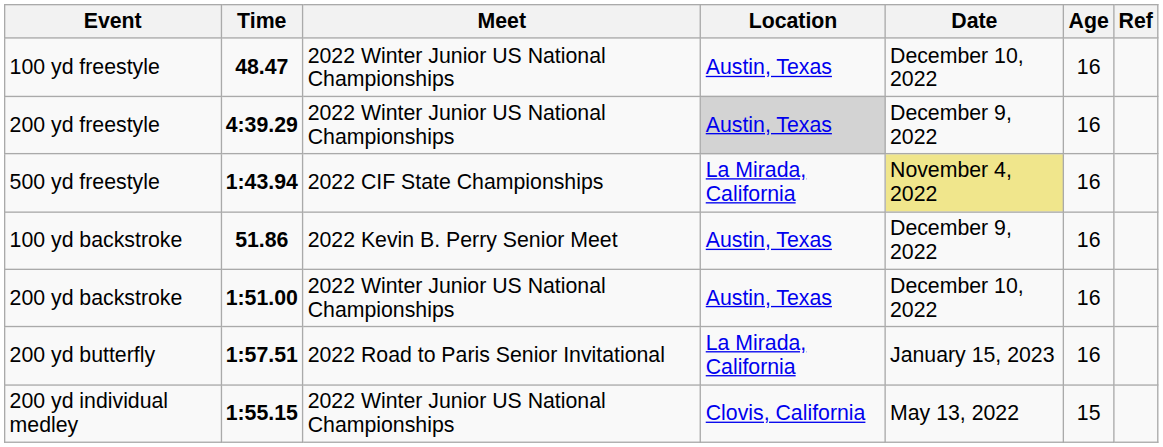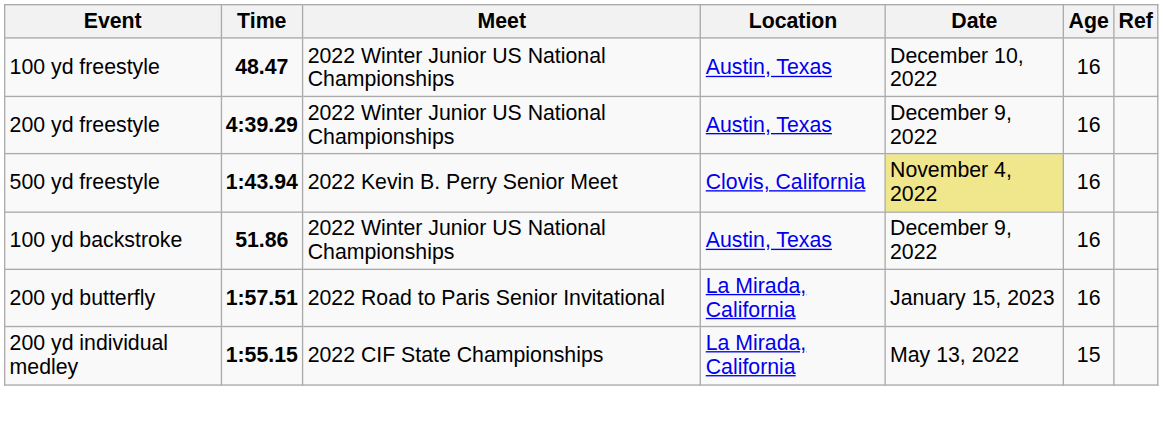(769, 124) lightgrey background -> (769, 124) no background
(456, 182) 2022 CIF State Championships -> (463, 182) 2022 Kevin B. Perry Senior Meet
(756, 182) La Mirada, California -> (786, 182) Clovis, California
(463, 240) 2022 Kevin B. Perry Senior Meet -> (457, 240) 2022 Winter Junior US National Championships
- row: (96, 297)
(457, 413) 2022 Winter Junior US National Championships -> (456, 355) 2022 CIF State Championships
(786, 413) Clovis, California -> (756, 355) La Mirada, California
